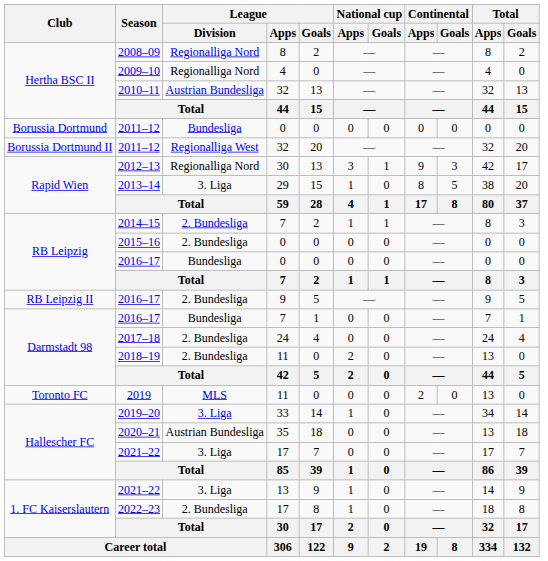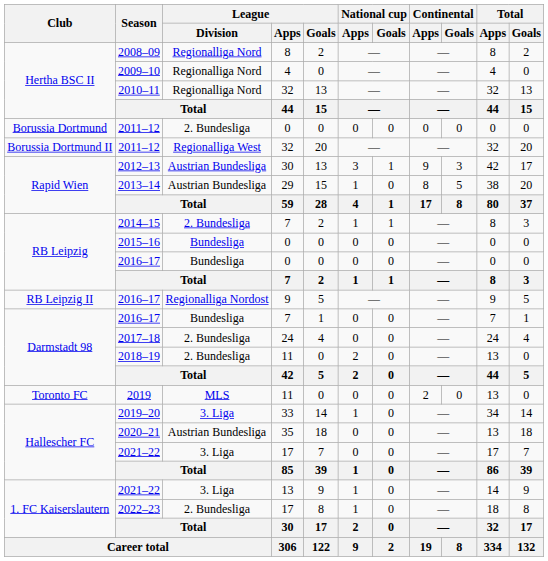(215, 90) Austrian Bundesliga -> (217, 90) Regionalliga Nord
(215, 128) Bundesliga -> (217, 128) 2. Bundesliga
(215, 166) Regionalliga Nord -> (217, 166) Austrian Bundesliga
(215, 185) 3. Liga -> (217, 185) Austrian Bundesliga
(215, 242) 2. Bundesliga -> (217, 242) Bundesliga
(215, 299) 2. Bundesliga -> (217, 299) Regionalliga Nordost
